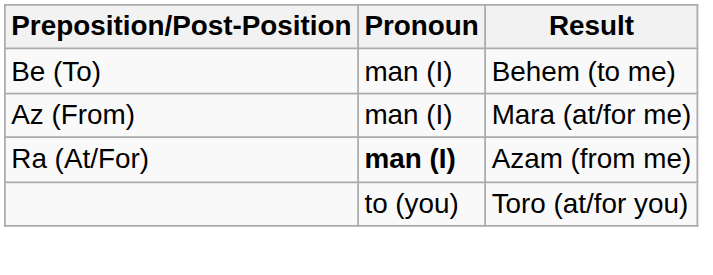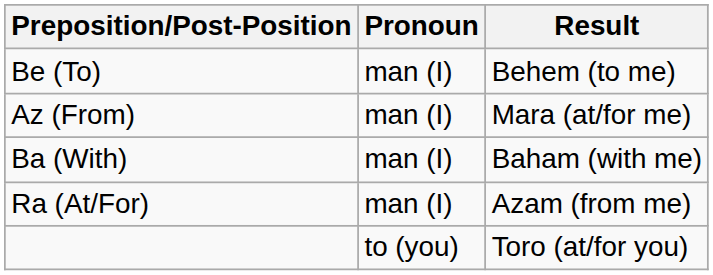+ row: (69, 159)
(410, 159) bold -> (408, 203) normal
